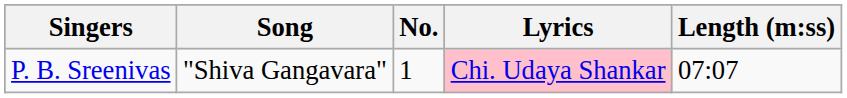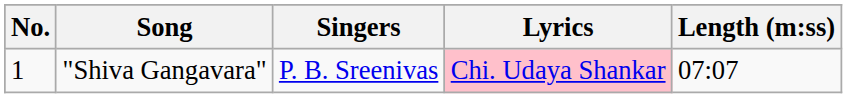columns swapped: (419, 26) <-> (91, 26)
